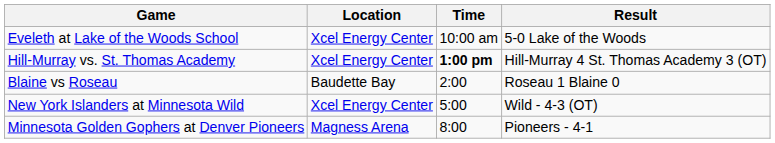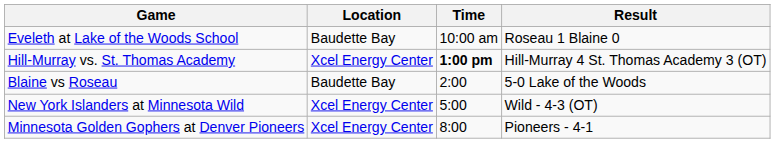(372, 37) Xcel Energy Center -> (353, 37) Baudette Bay
(575, 37) 5-0 Lake of the Woods -> (562, 37) Roseau 1 Blaine 0
(562, 82) Roseau 1 Blaine 0 -> (575, 82) 5-0 Lake of the Woods
(360, 127) Magness Arena -> (372, 127) Xcel Energy Center
